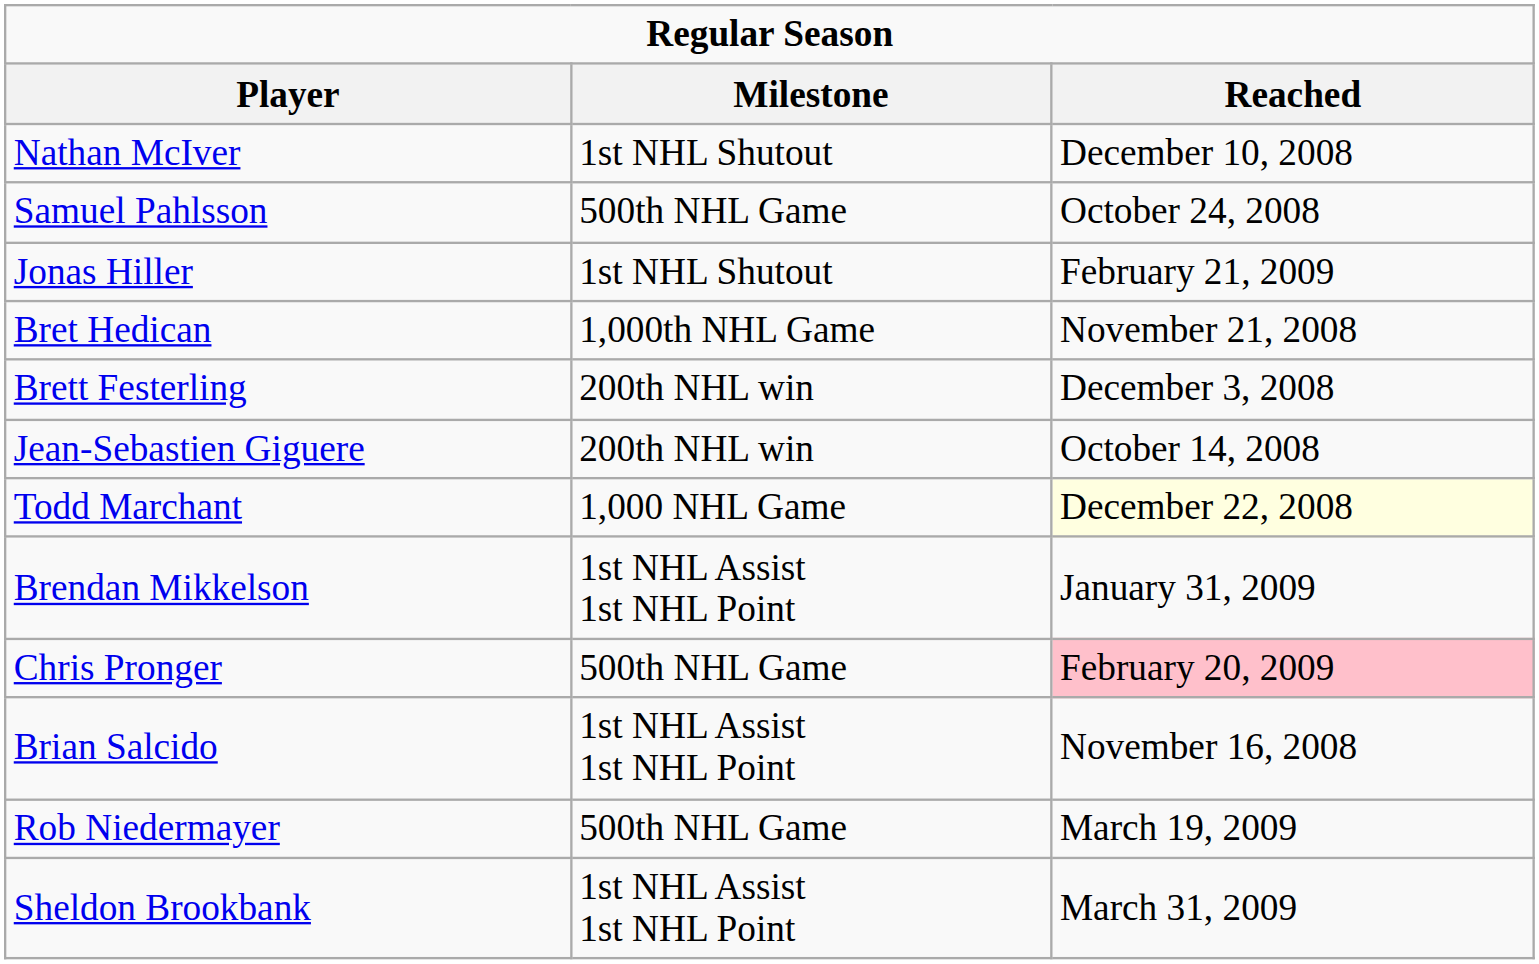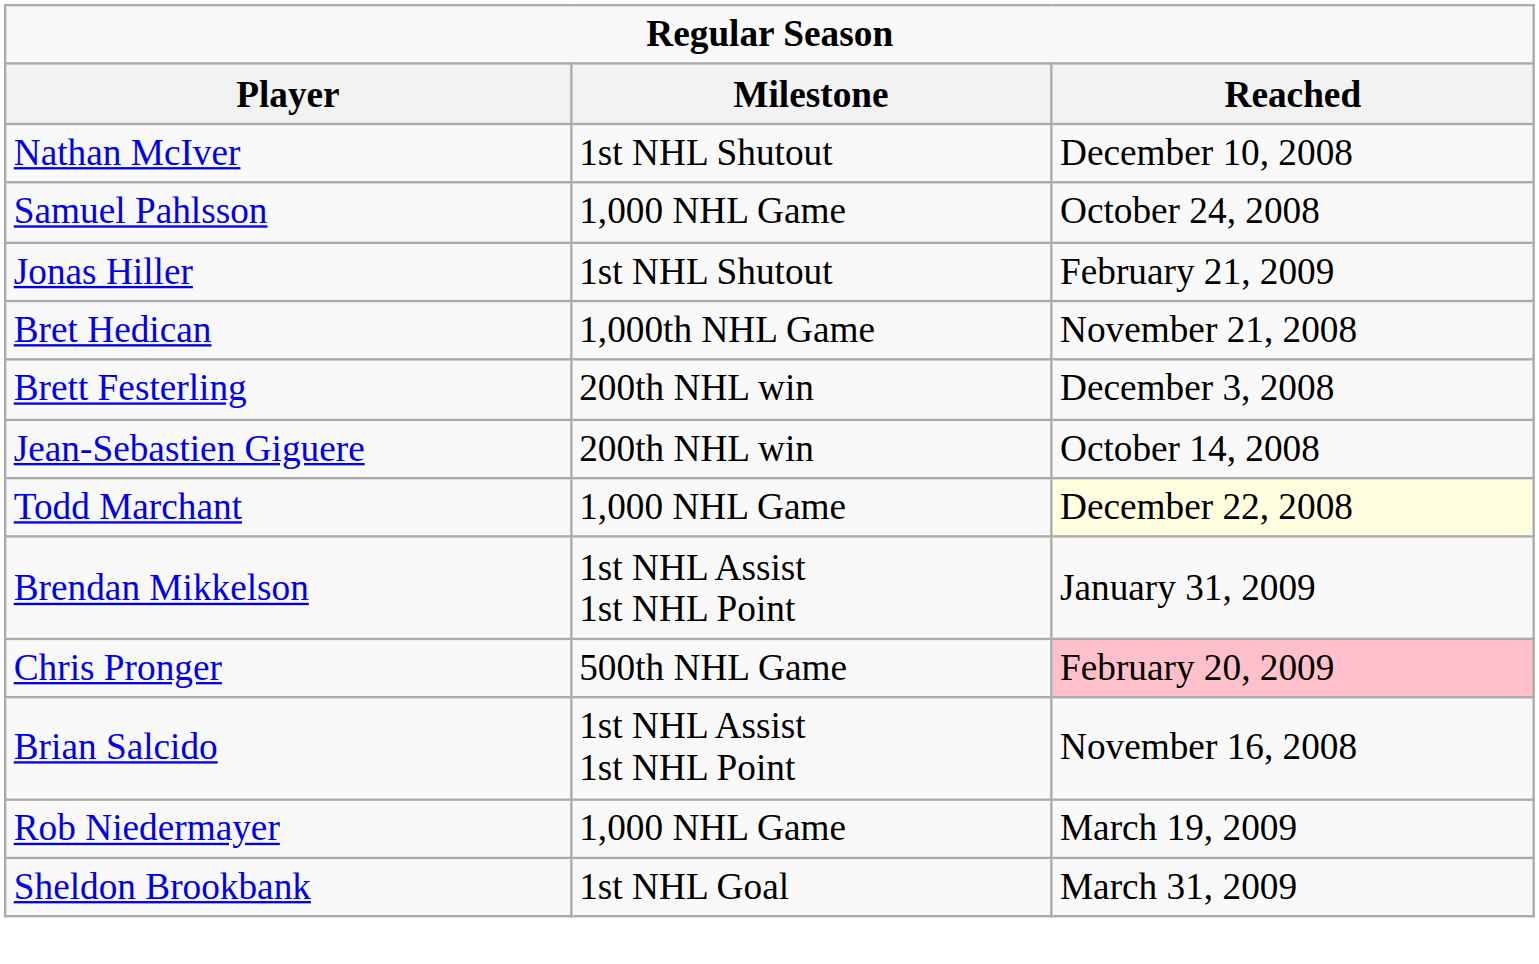(713, 211) 500th NHL Game -> (713, 211) 1,000 NHL Game
(713, 827) 500th NHL Game -> (713, 827) 1,000 NHL Game
(692, 907) 1st NHL Assist 1st NHL Point -> (684, 886) 1st NHL Goal
